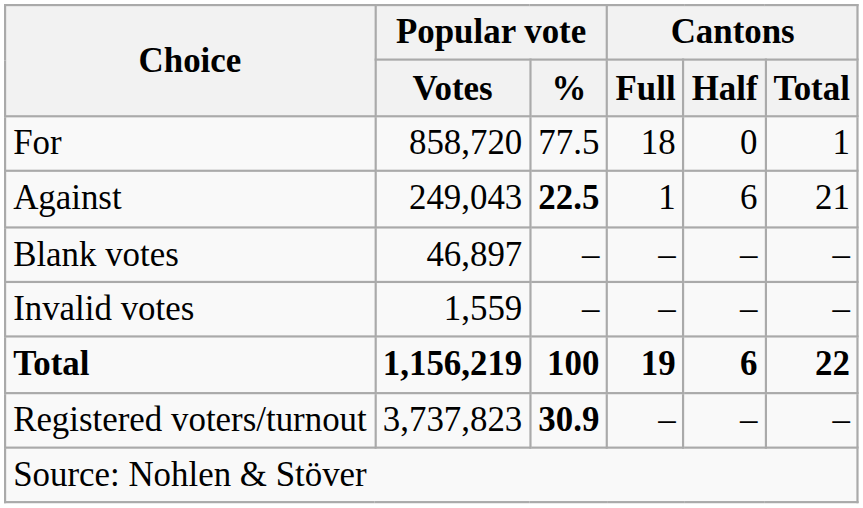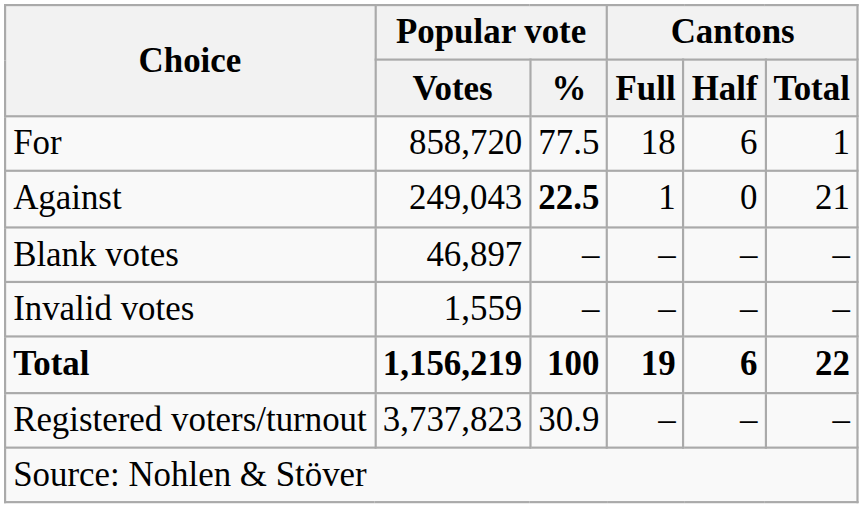(749, 142) 0 -> (749, 142) 6
(749, 198) 6 -> (749, 198) 0
(569, 419) bold -> (569, 419) normal
